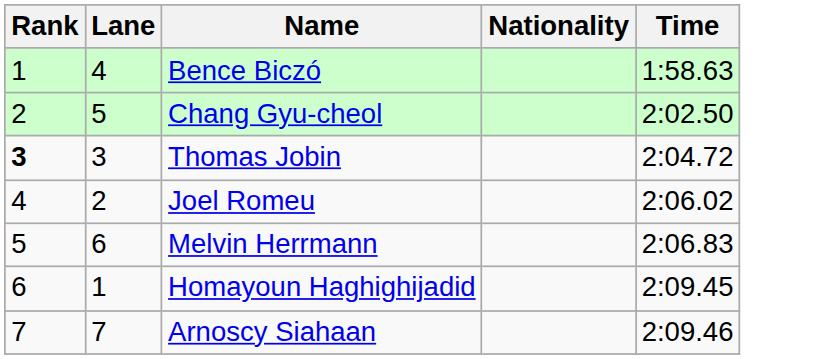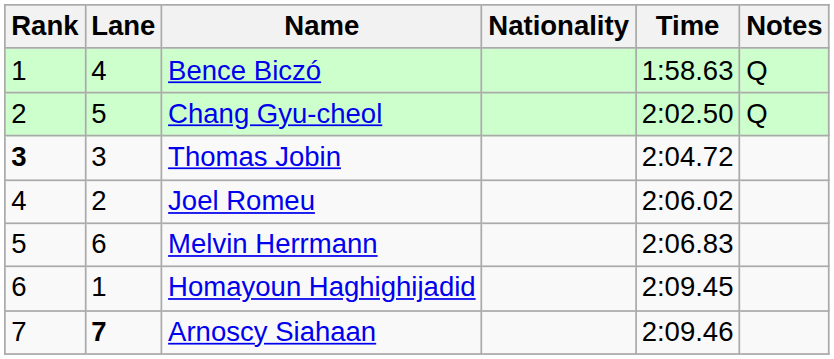+ column: (784, 26)
(99, 331) normal -> (99, 331) bold
